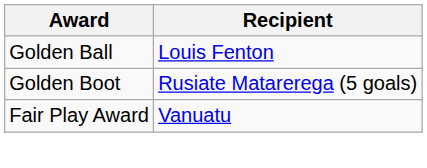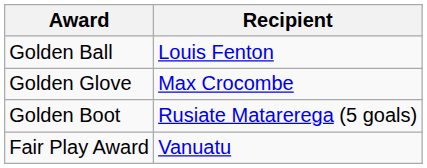+ row: (70, 83)
